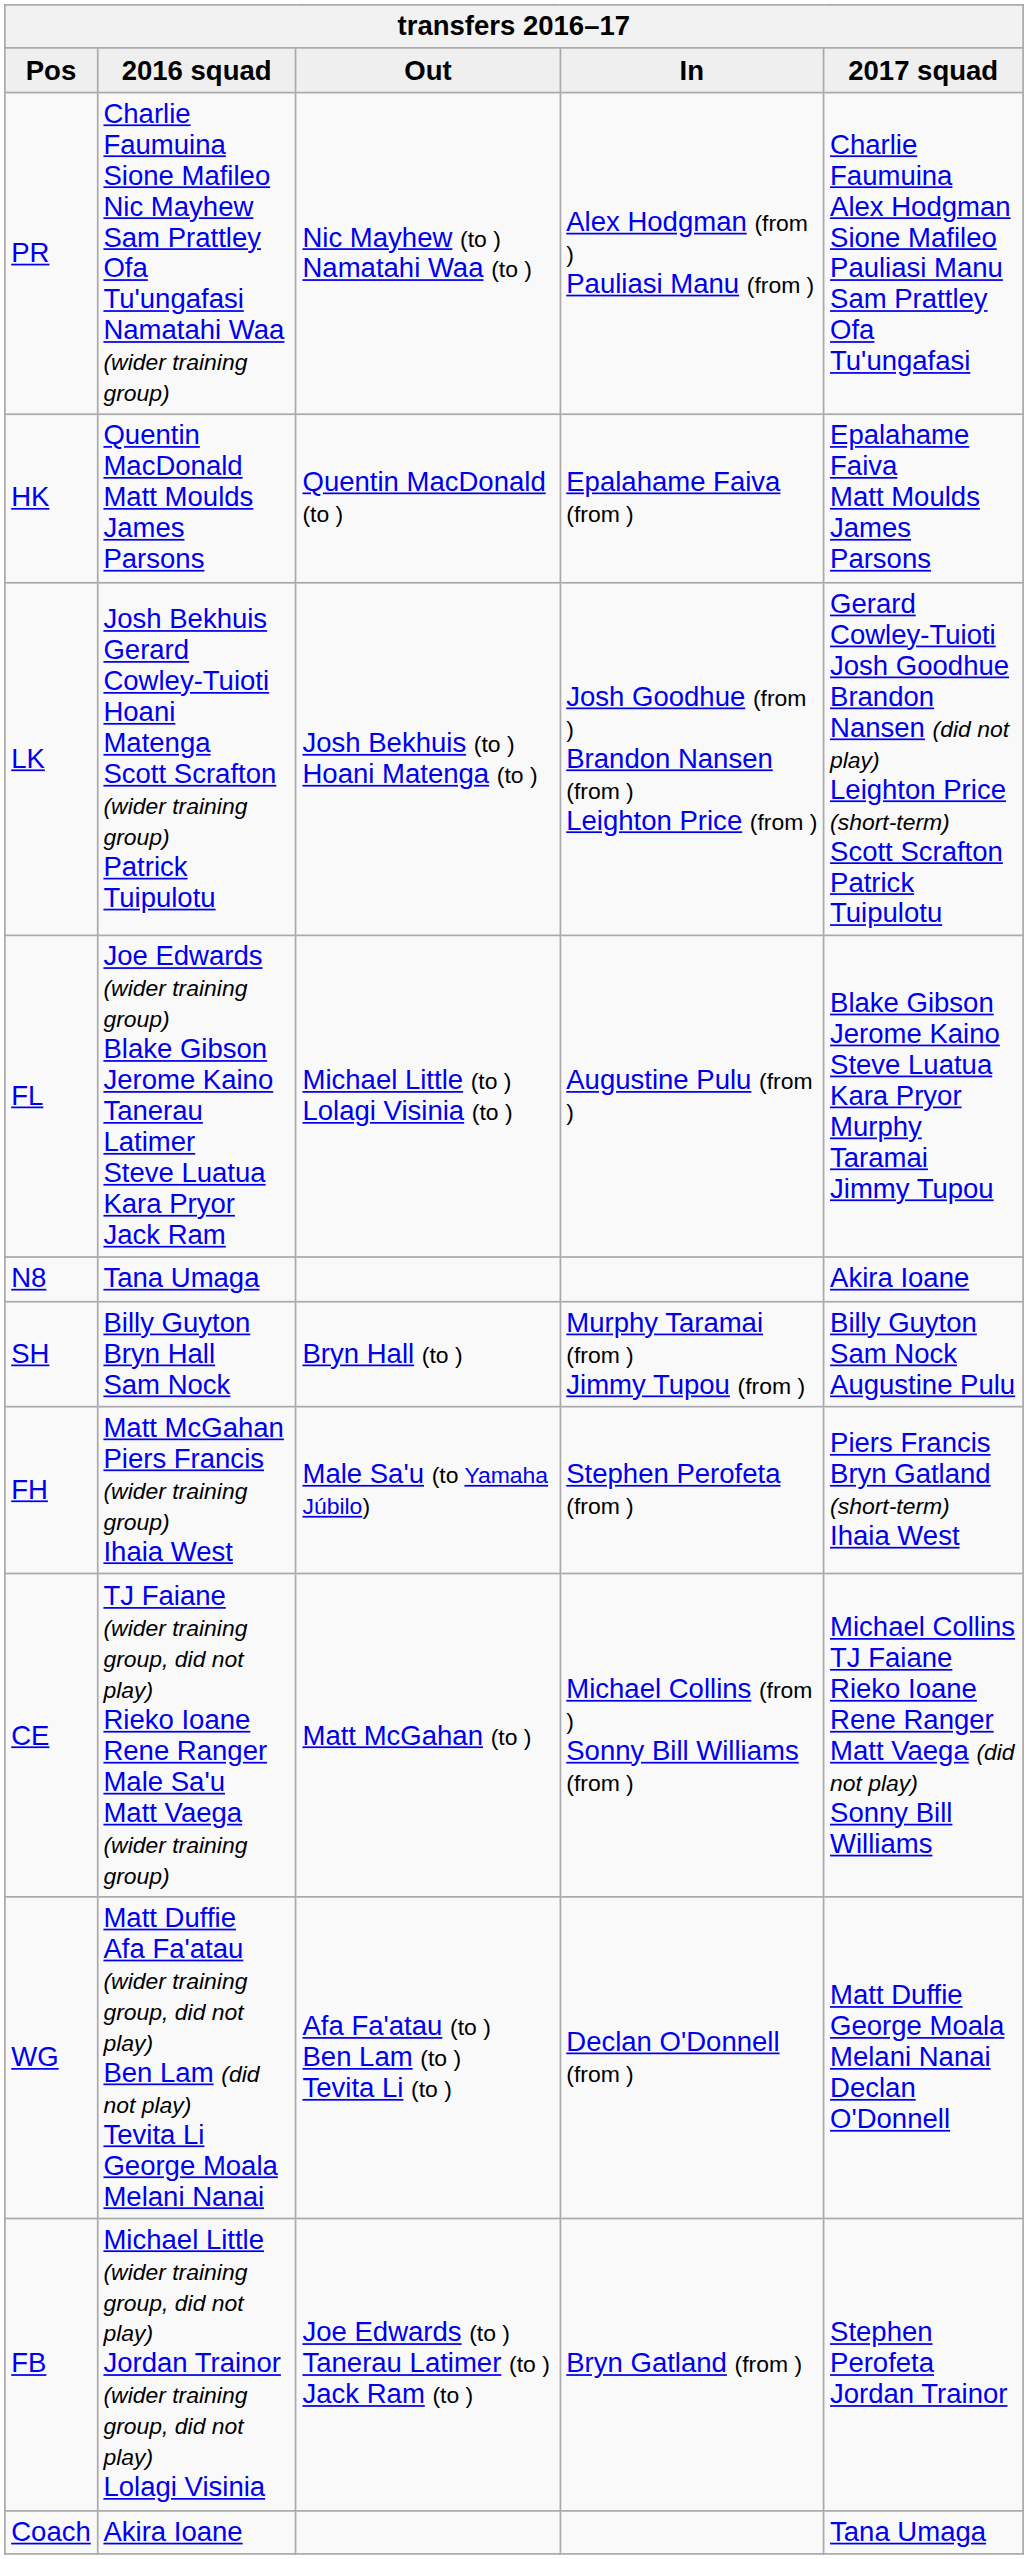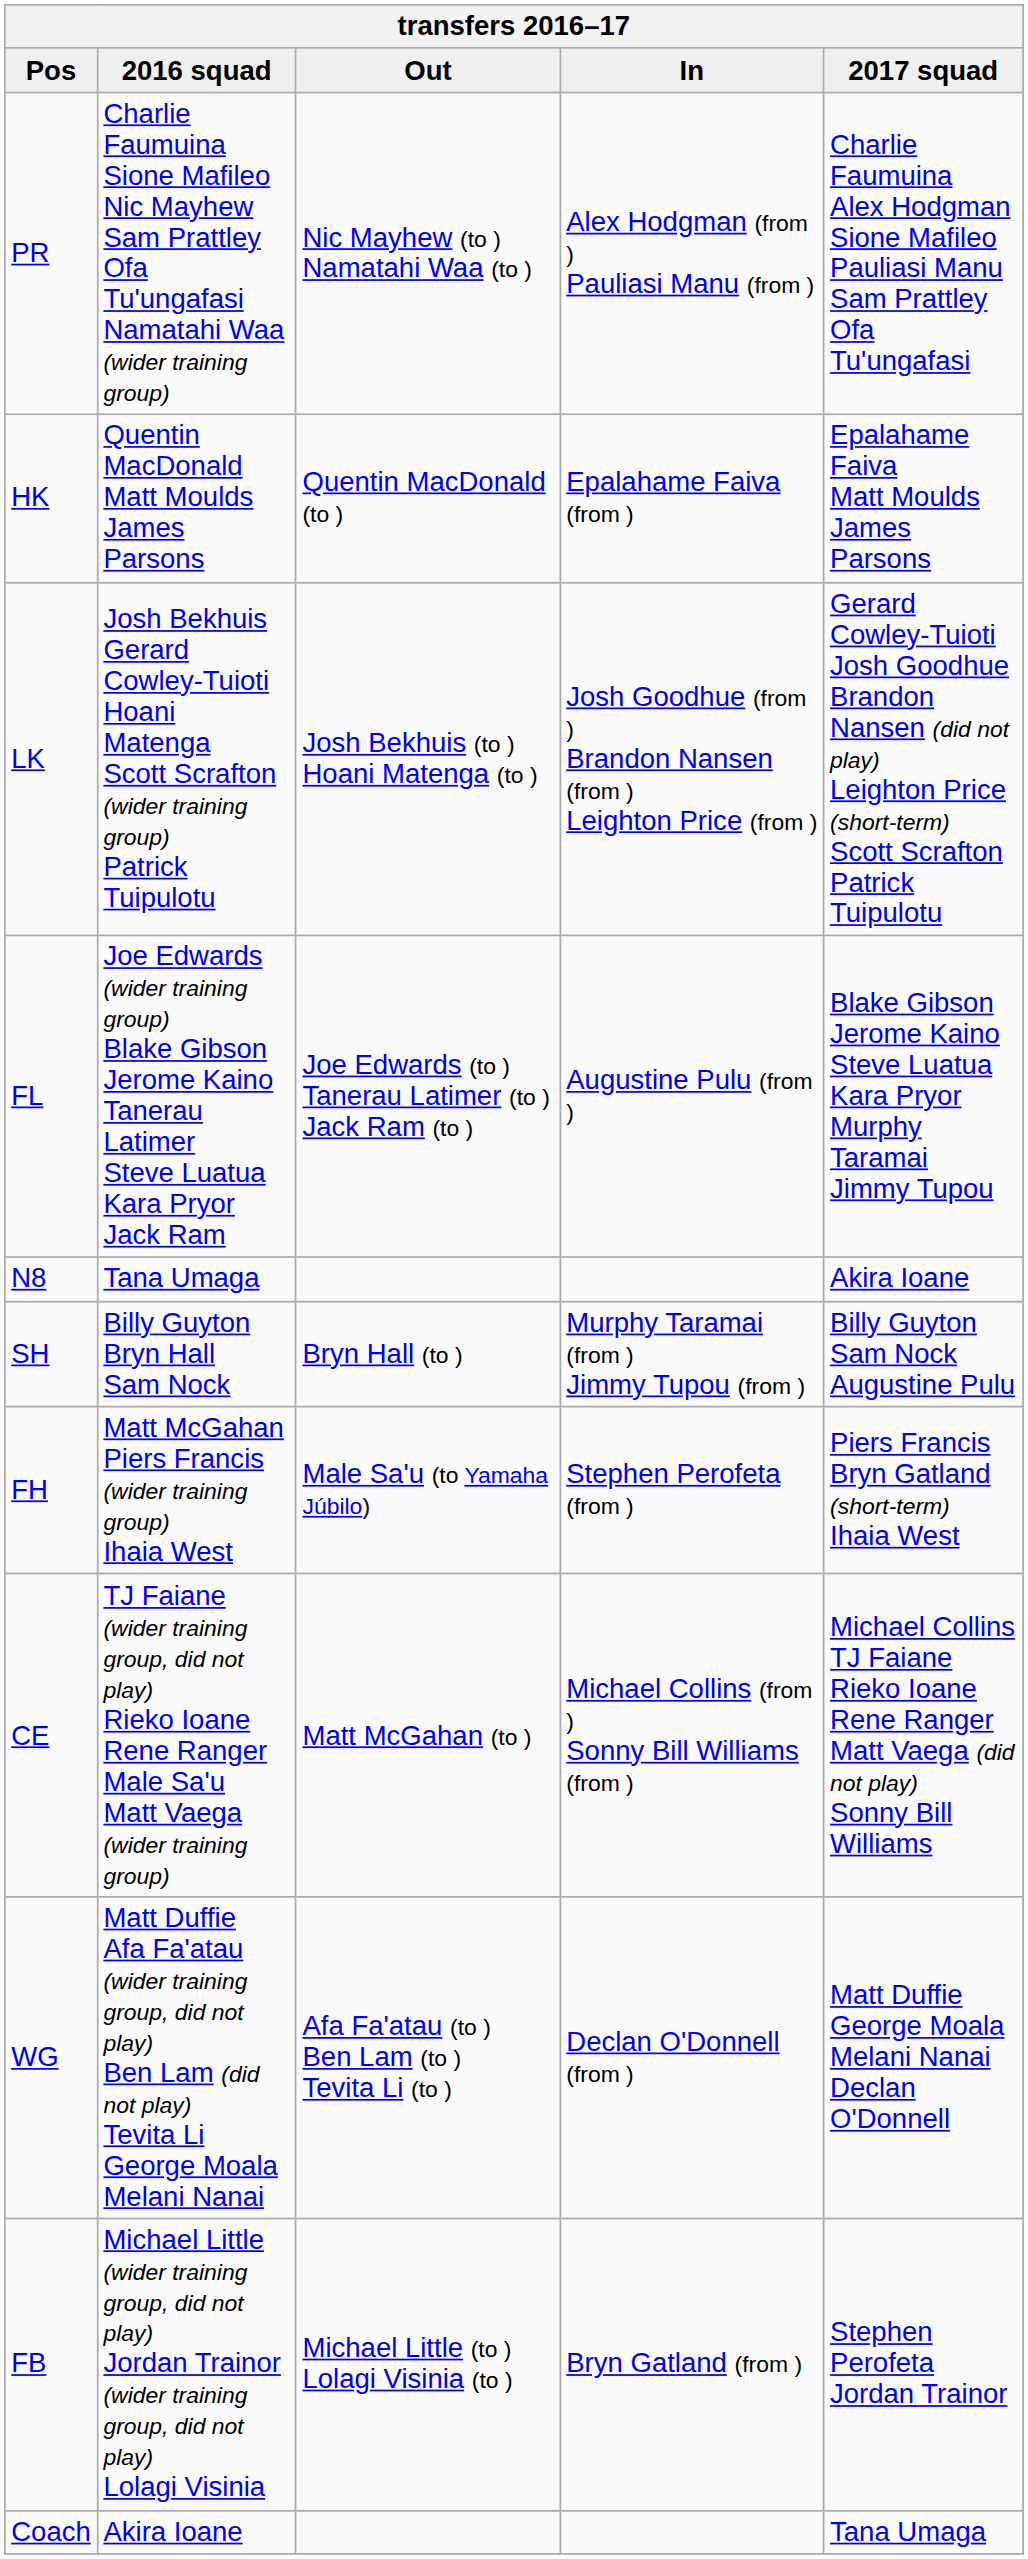(408, 1095) Michael Little (to ) Lolagi Visinia (to ) -> (426, 1095) Joe Edwards (to ) Tanerau Latimer (to ) Jack Ram (to )
(426, 2364) Joe Edwards (to ) Tanerau Latimer (to ) Jack Ram (to ) -> (408, 2364) Michael Little (to ) Lolagi Visinia (to )
